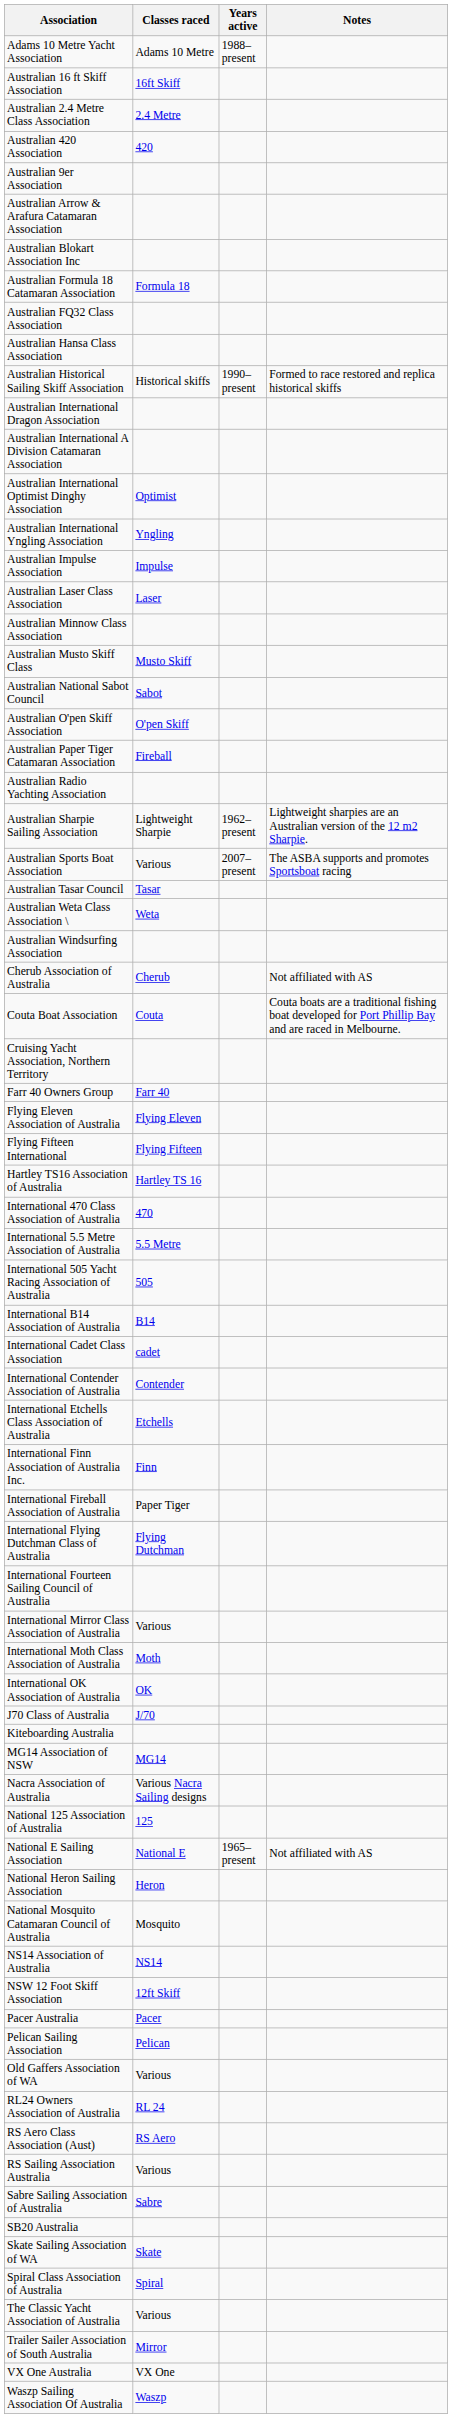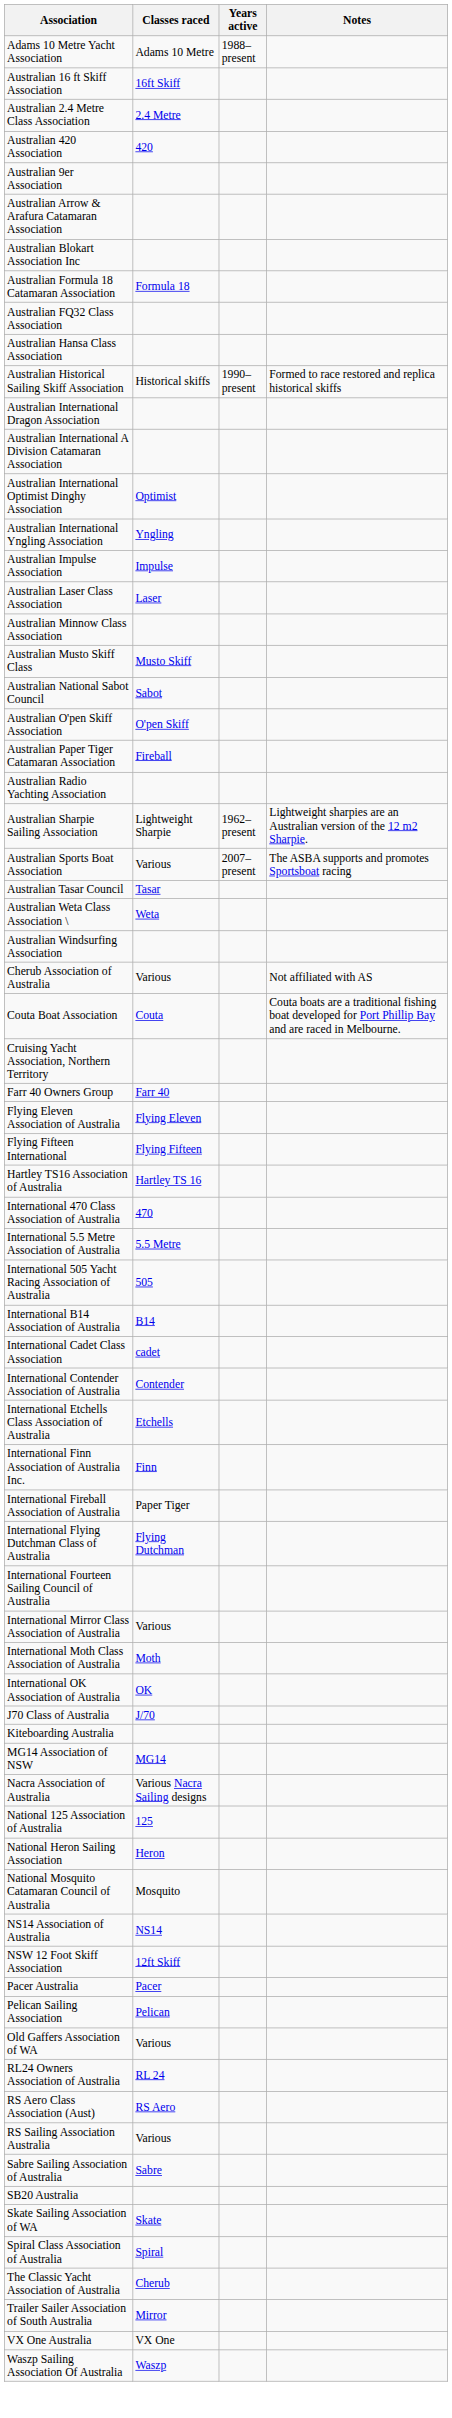(153, 978) Cherub -> (153, 978) Various
- row: (50, 1853)
(153, 2315) Various -> (153, 2283) Cherub
